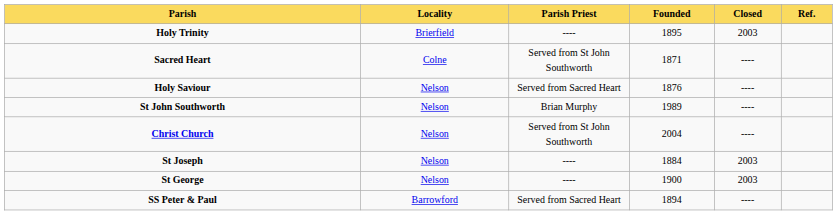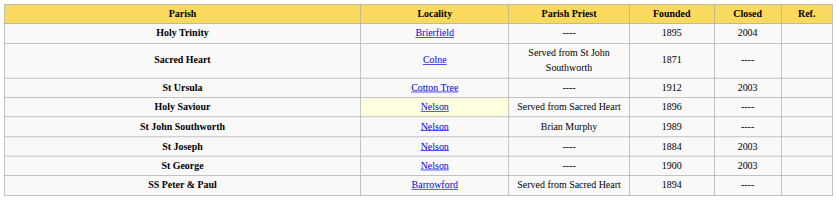(748, 34) 2003 -> (748, 34) 2004
+ row: (183, 88)
(435, 88) no background -> (435, 107) lightyellow background
(672, 88) 1876 -> (672, 107) 1896
- row: (183, 134)
